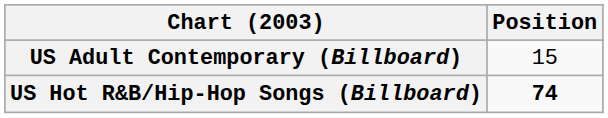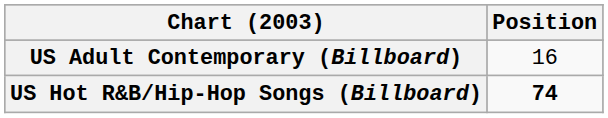(545, 58) 15 -> (545, 58) 16
